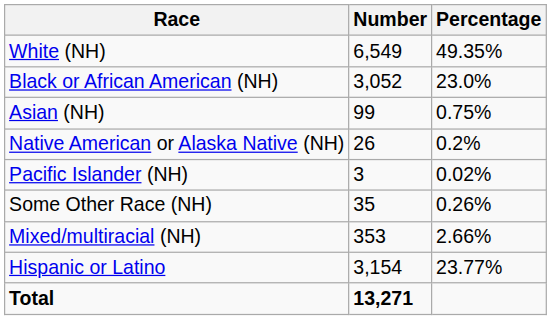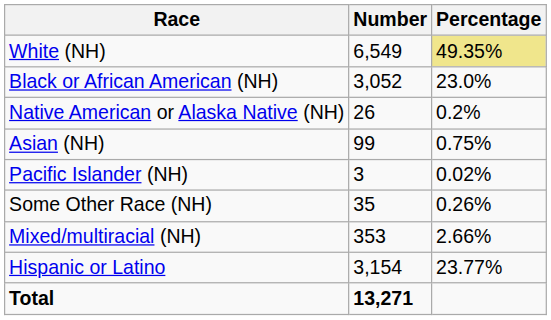(469, 50) no background -> (469, 50) khaki background
rows swapped: (177, 143) <-> (57, 112)
